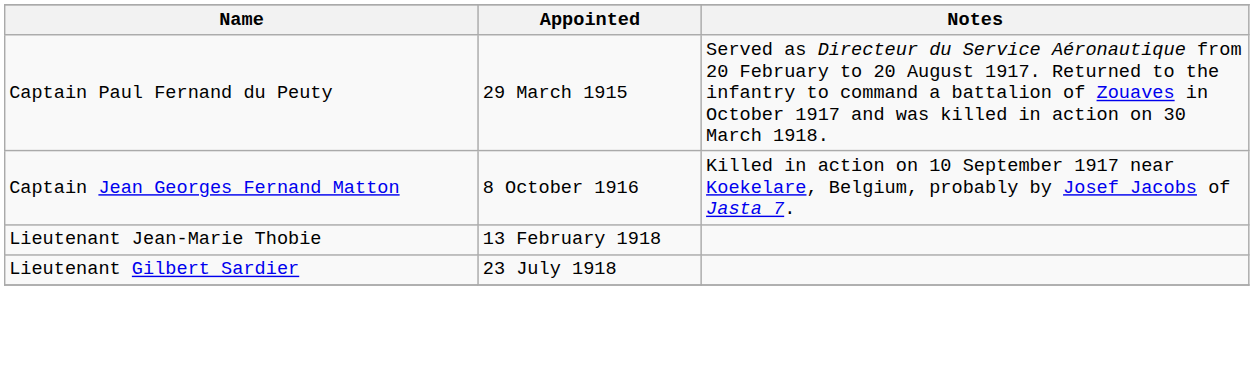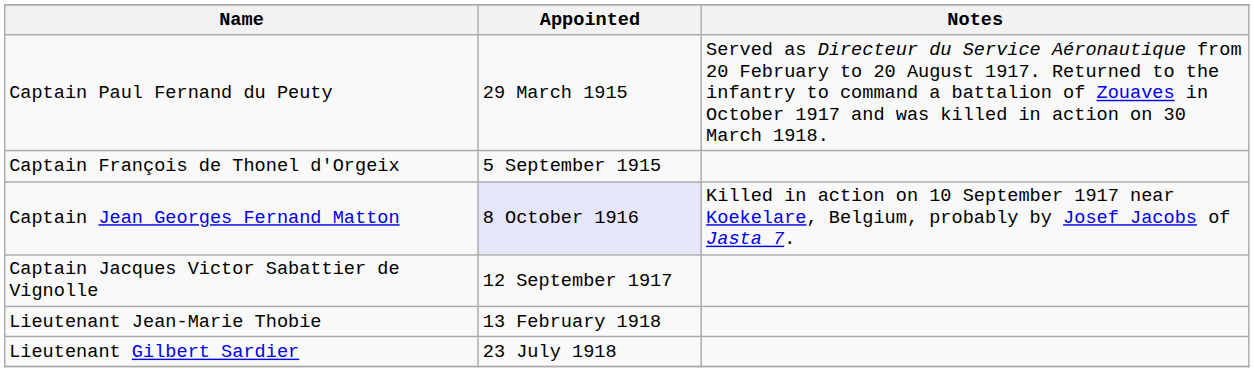+ row: (204, 166)
(561, 188) no background -> (561, 218) lavender background
+ row: (204, 280)
